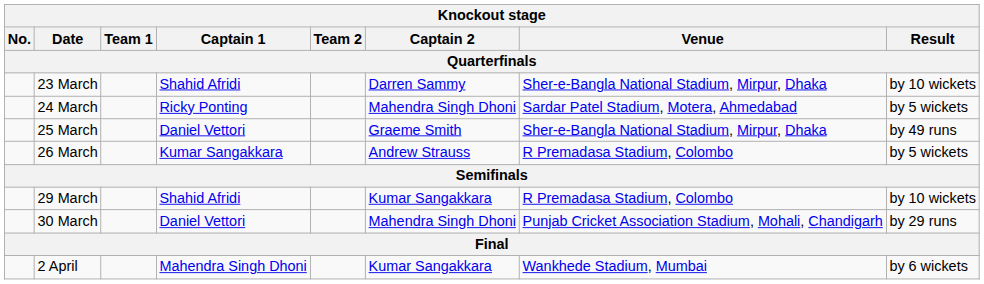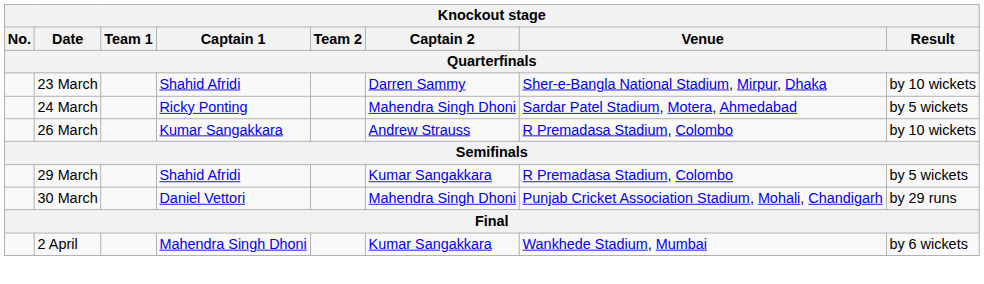- row: (68, 130)
(929, 152) by 5 wickets -> (933, 130) by 10 wickets
(933, 198) by 10 wickets -> (929, 175) by 5 wickets
